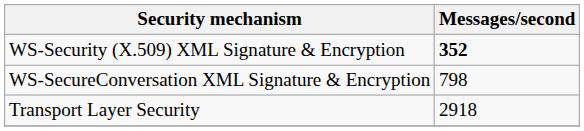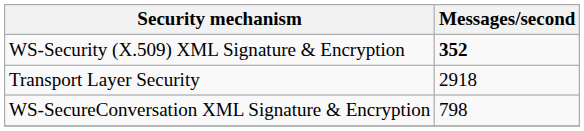rows swapped: (220, 79) <-> (104, 110)
